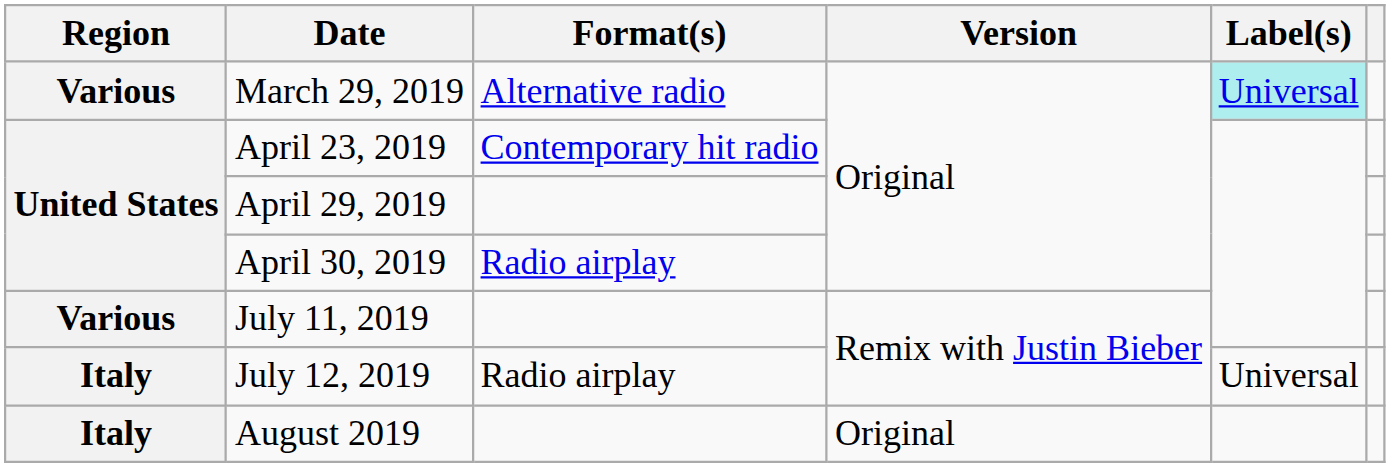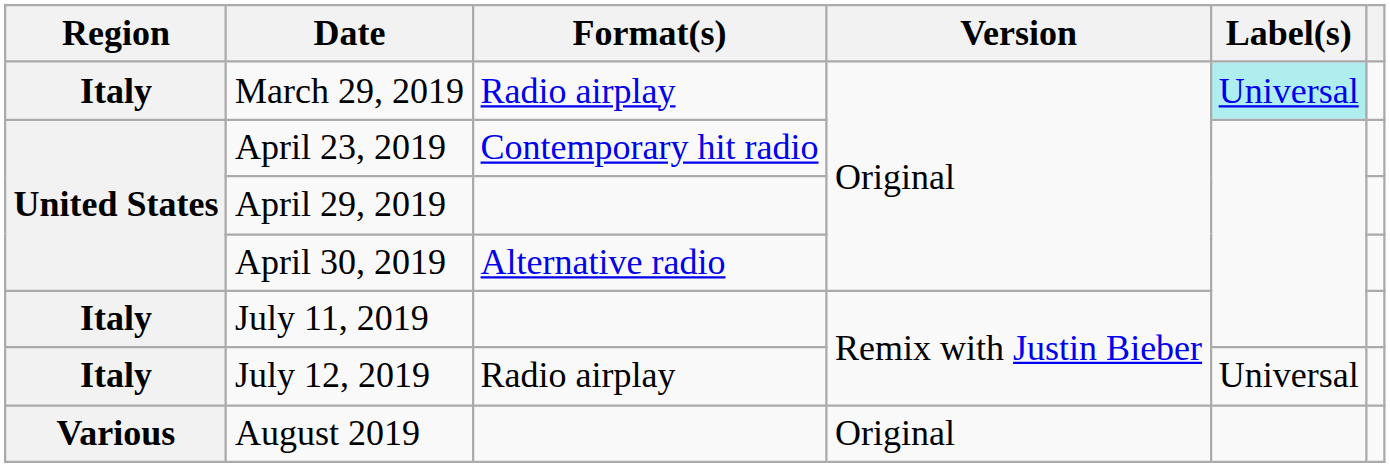(116, 90) Various -> (116, 90) Italy
(603, 90) Alternative radio -> (578, 90) Radio airplay
(578, 261) Radio airplay -> (603, 261) Alternative radio
(116, 318) Various -> (116, 318) Italy
(116, 432) Italy -> (116, 432) Various
